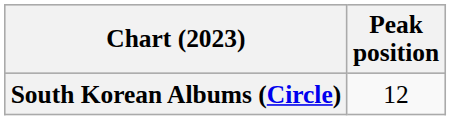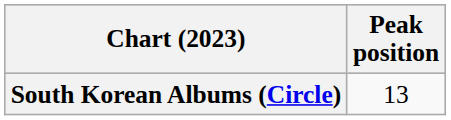(396, 93) 12 -> (396, 93) 13
